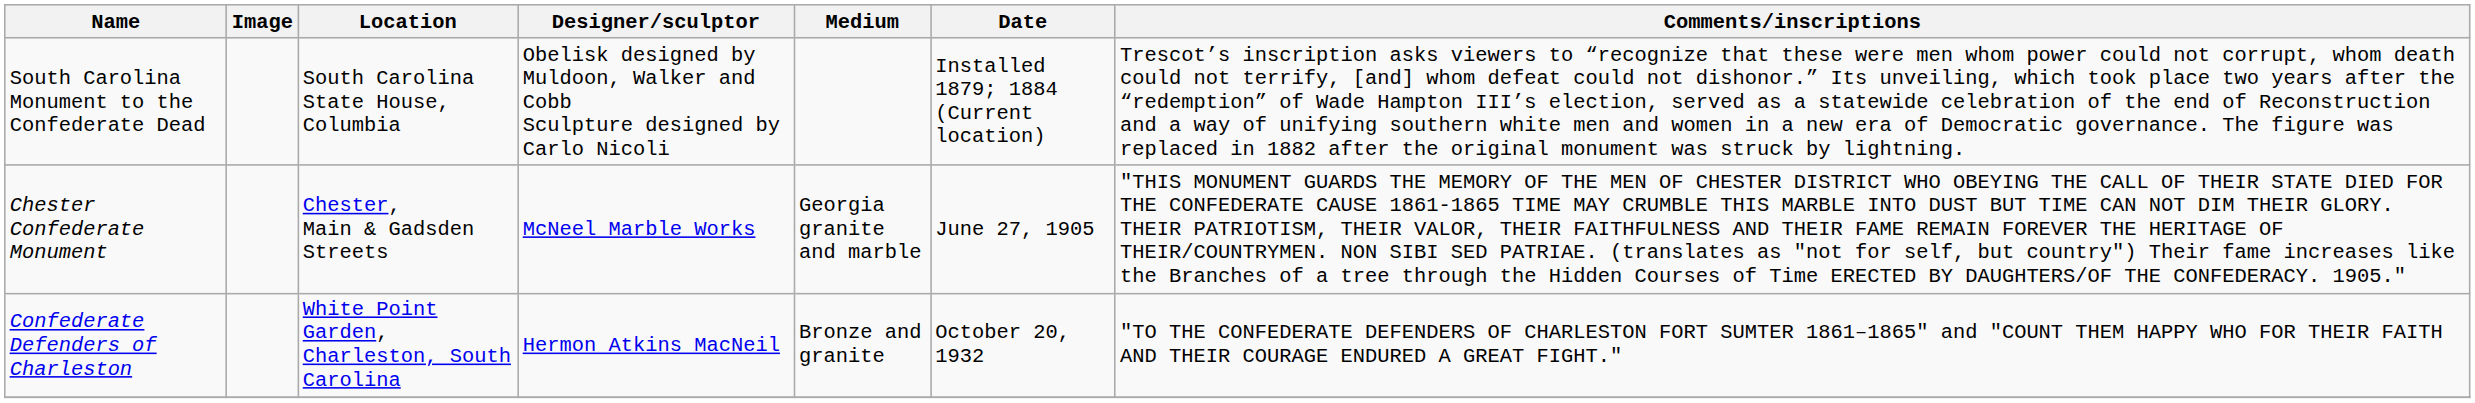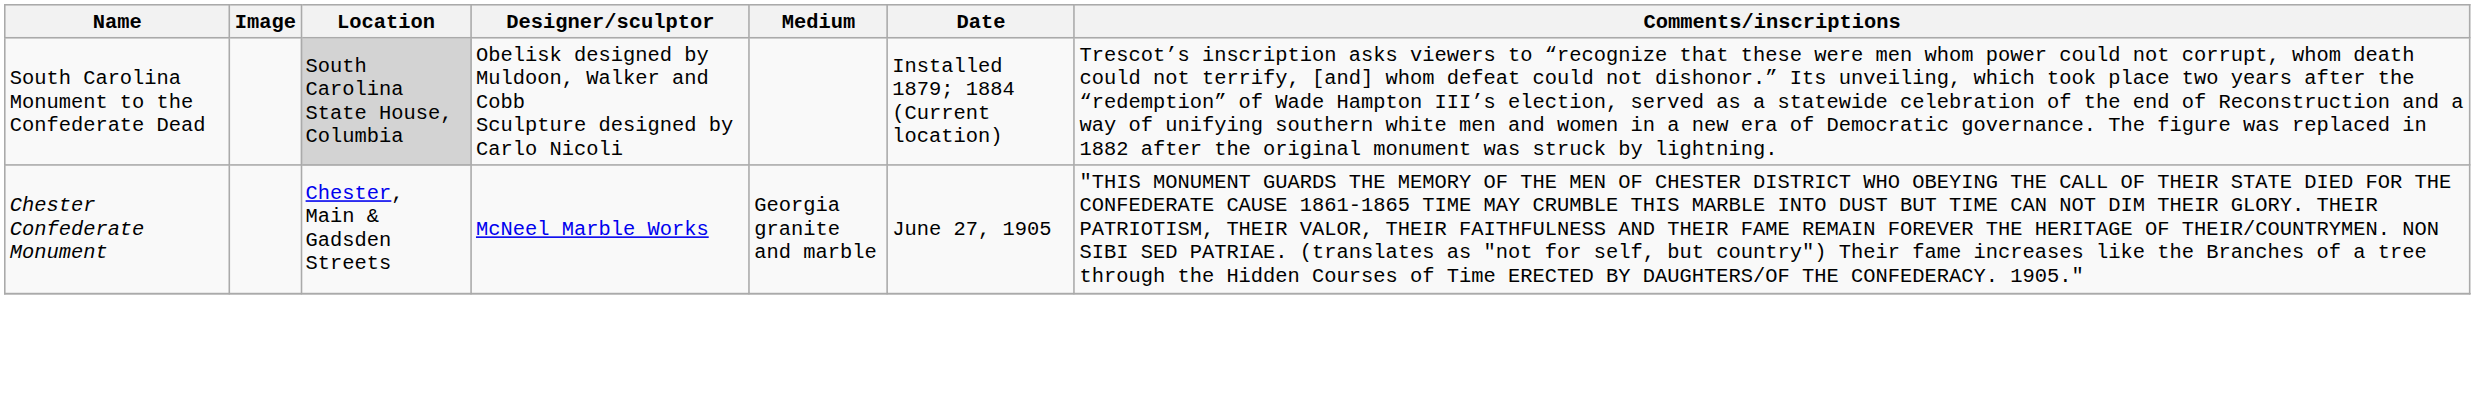(388, 102) no background -> (379, 102) lightgrey background
- row: (83, 345)
